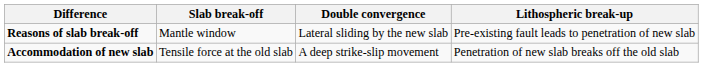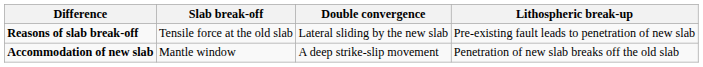(197, 33) Mantle window -> (226, 33) Tensile force at the old slab
(226, 52) Tensile force at the old slab -> (197, 52) Mantle window
